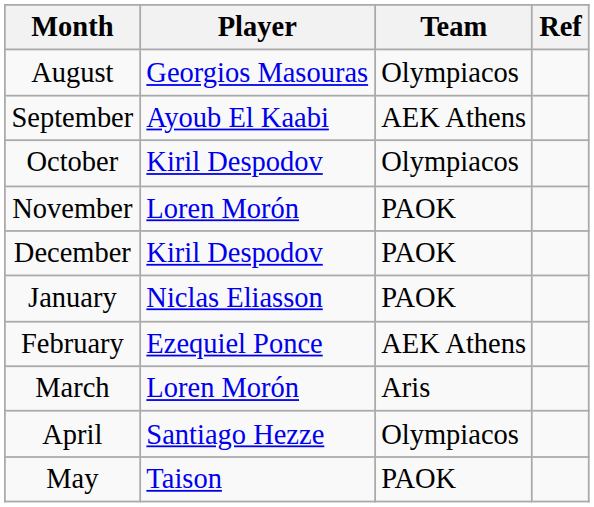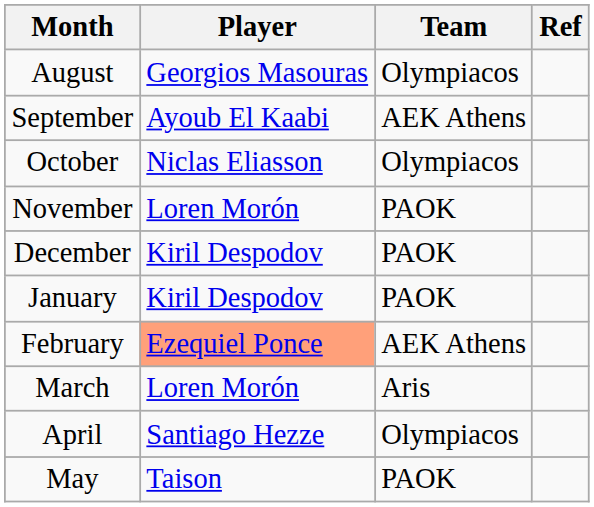(235, 162) Kiril Despodov -> (235, 162) Niclas Eliasson
(235, 298) Niclas Eliasson -> (235, 298) Kiril Despodov
(235, 343) no background -> (235, 343) lightsalmon background
